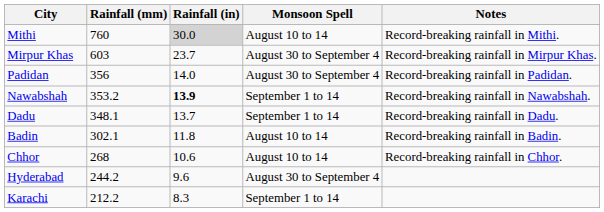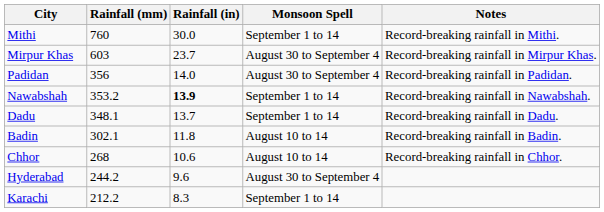(184, 34) lightgrey background -> (184, 34) no background
(287, 34) August 10 to 14 -> (292, 34) September 1 to 14
